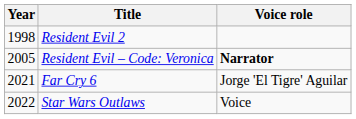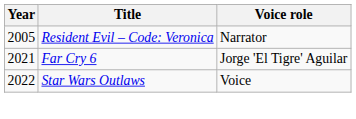- row: (83, 37)
(247, 59) bold -> (243, 37) normal
